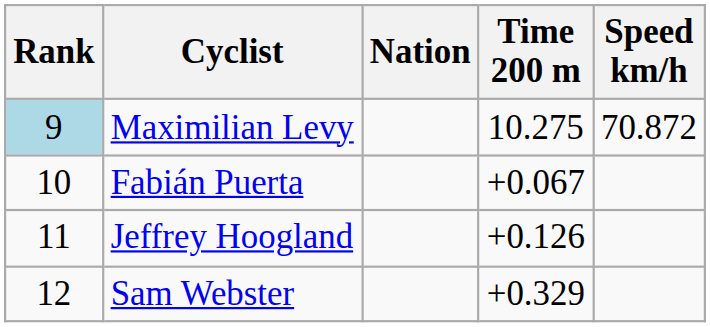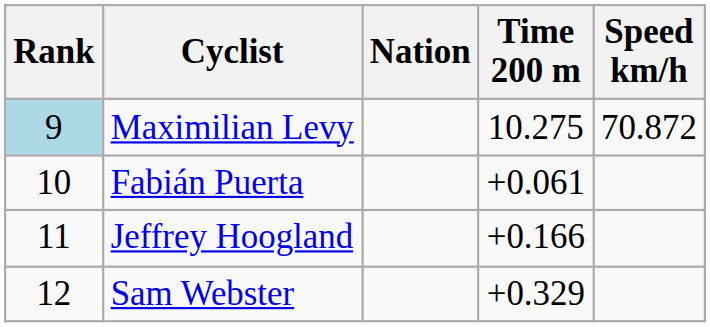(536, 182) +0.067 -> (536, 182) +0.061
(536, 237) +0.126 -> (536, 237) +0.166
